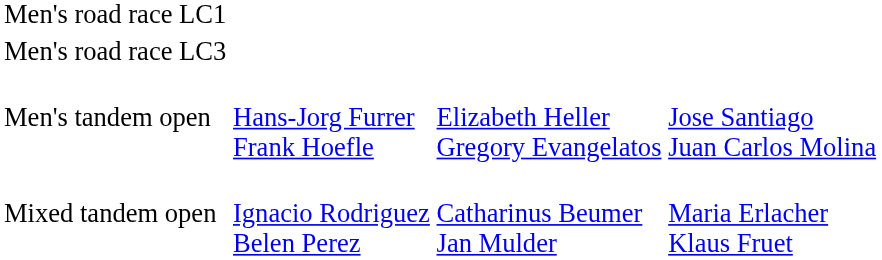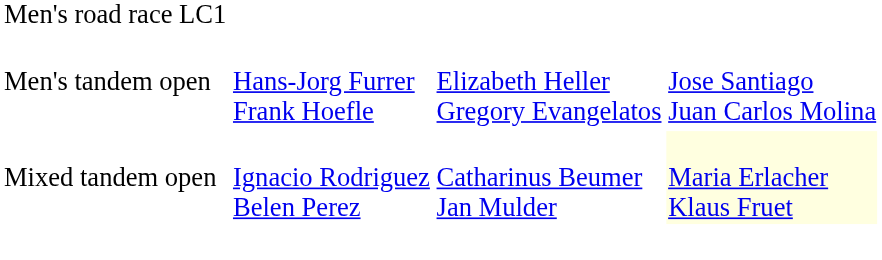- row: (115, 51)
(748, 228) no background -> (748, 192) lightyellow background
